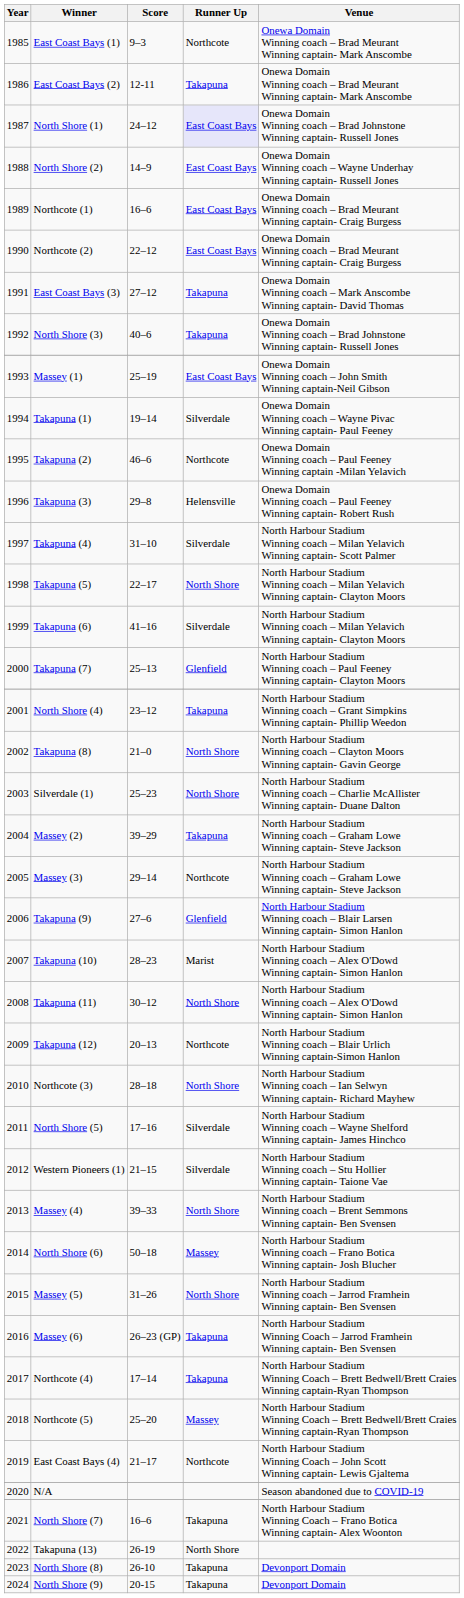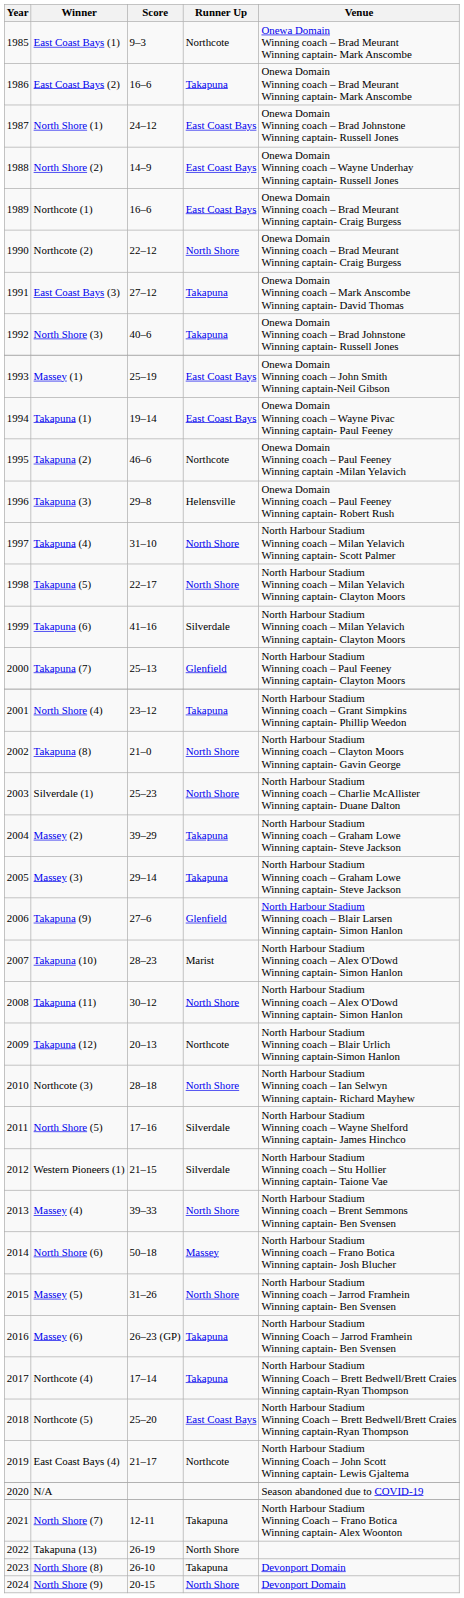(142, 84) 12-11 -> (140, 84) 16–6
(221, 126) lavender background -> (221, 126) no background
(221, 251) East Coast Bays -> (212, 251) North Shore
(208, 418) Silverdale -> (221, 418) East Coast Bays
(208, 543) Silverdale -> (212, 543) North Shore
(207, 877) Northcote -> (207, 877) Takapuna
(202, 1419) Massey -> (221, 1419) East Coast Bays
(140, 1520) 16–6 -> (142, 1520) 12-11
(207, 1584) Takapuna -> (212, 1584) North Shore
